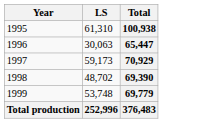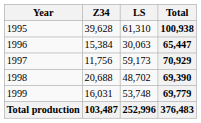+ column: (101, 12)
